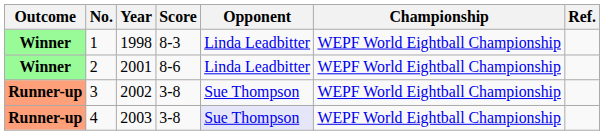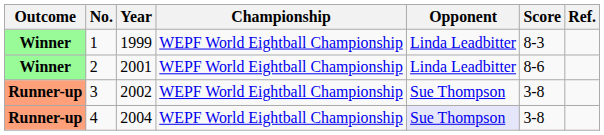columns swapped: (439, 17) <-> (178, 17)
(136, 42) 1998 -> (136, 42) 1999
(136, 117) 2003 -> (136, 117) 2004
